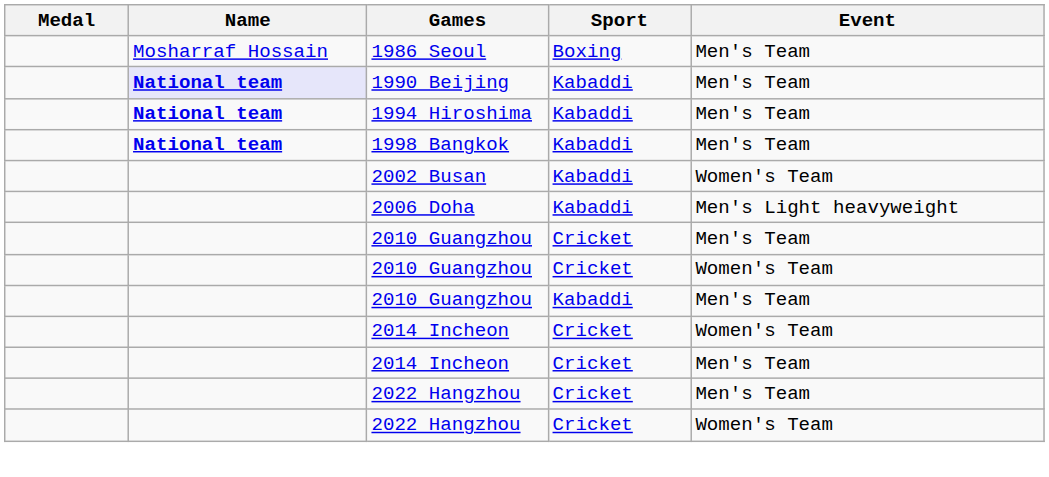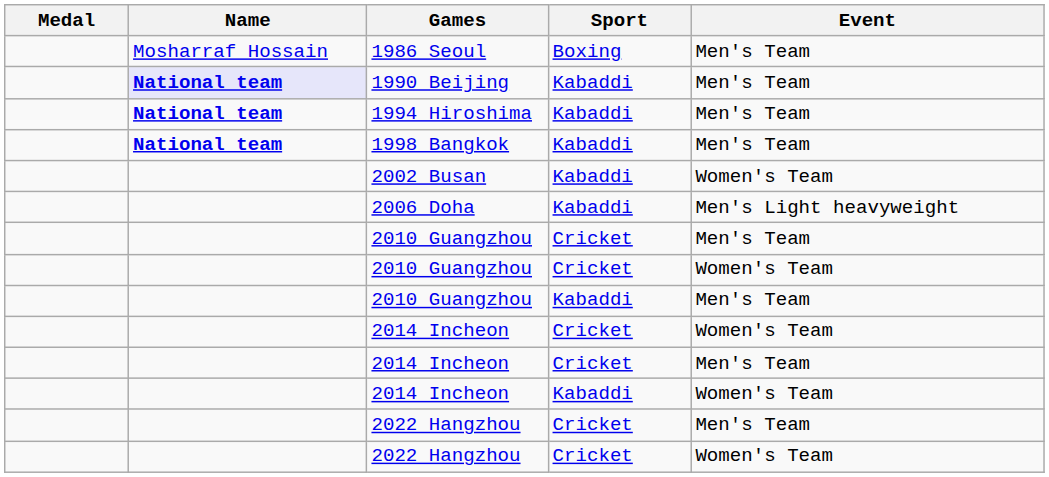+ row: (440, 394)
